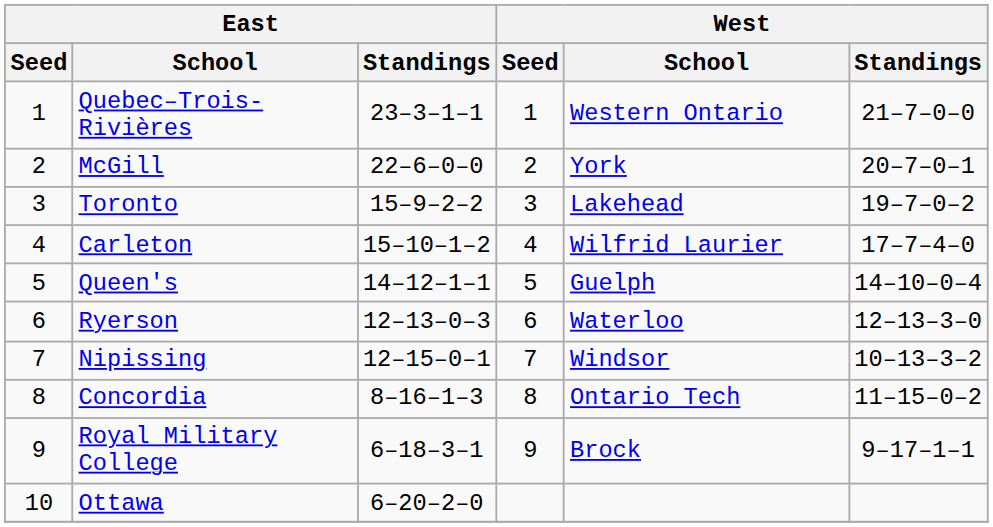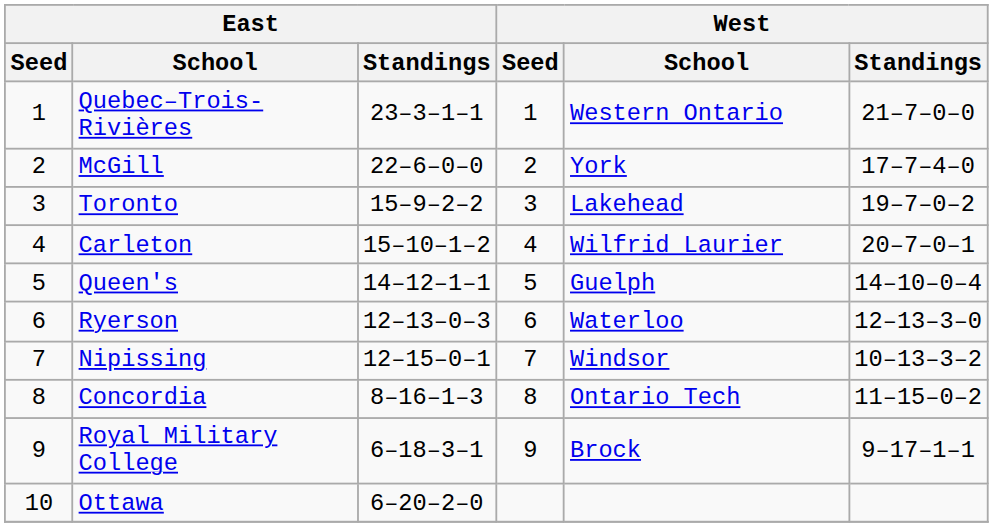(918, 167) 20–7–0–1 -> (918, 167) 17–7–4–0
(918, 244) 17–7–4–0 -> (918, 244) 20–7–0–1
